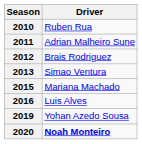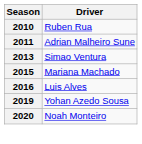- row: (23, 57)
(77, 131) bold -> (75, 116) normal
